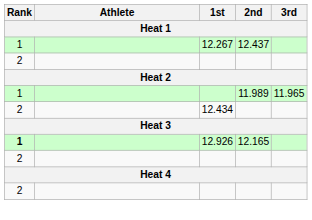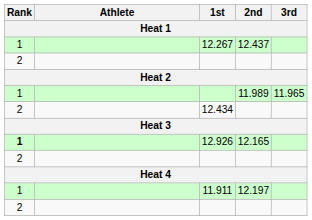+ row: (217, 191)
